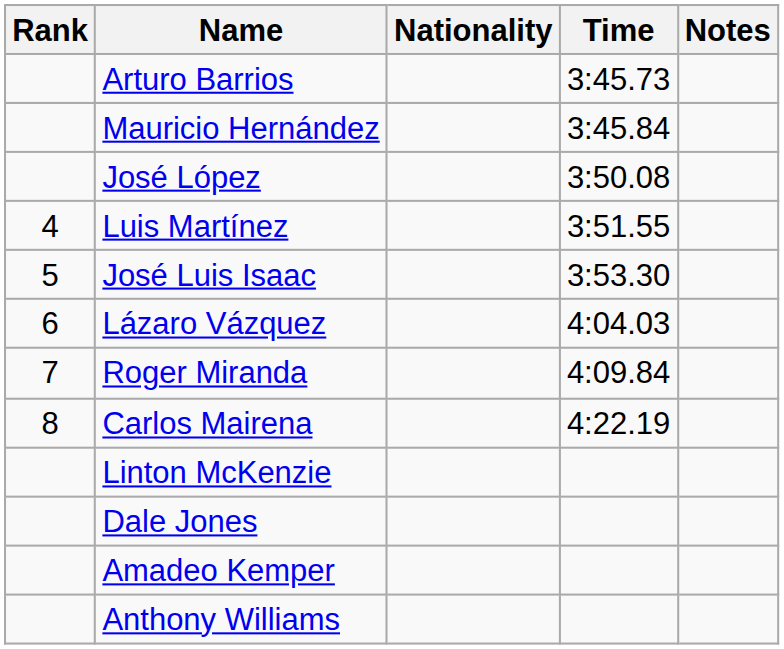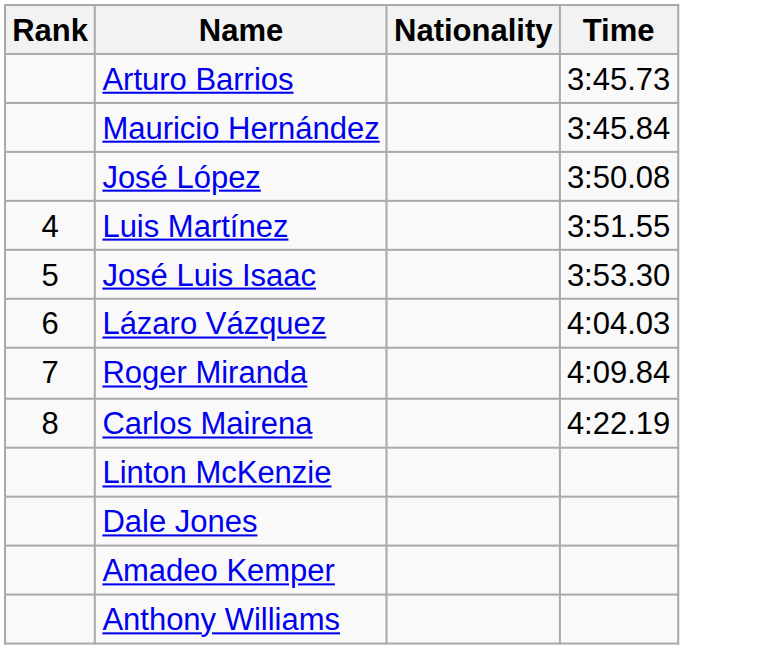- column: (728, 30)
